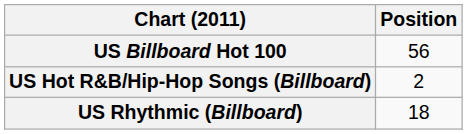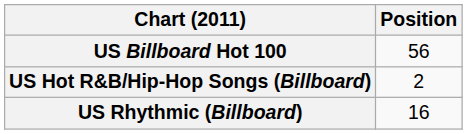(419, 112) 18 -> (419, 112) 16
